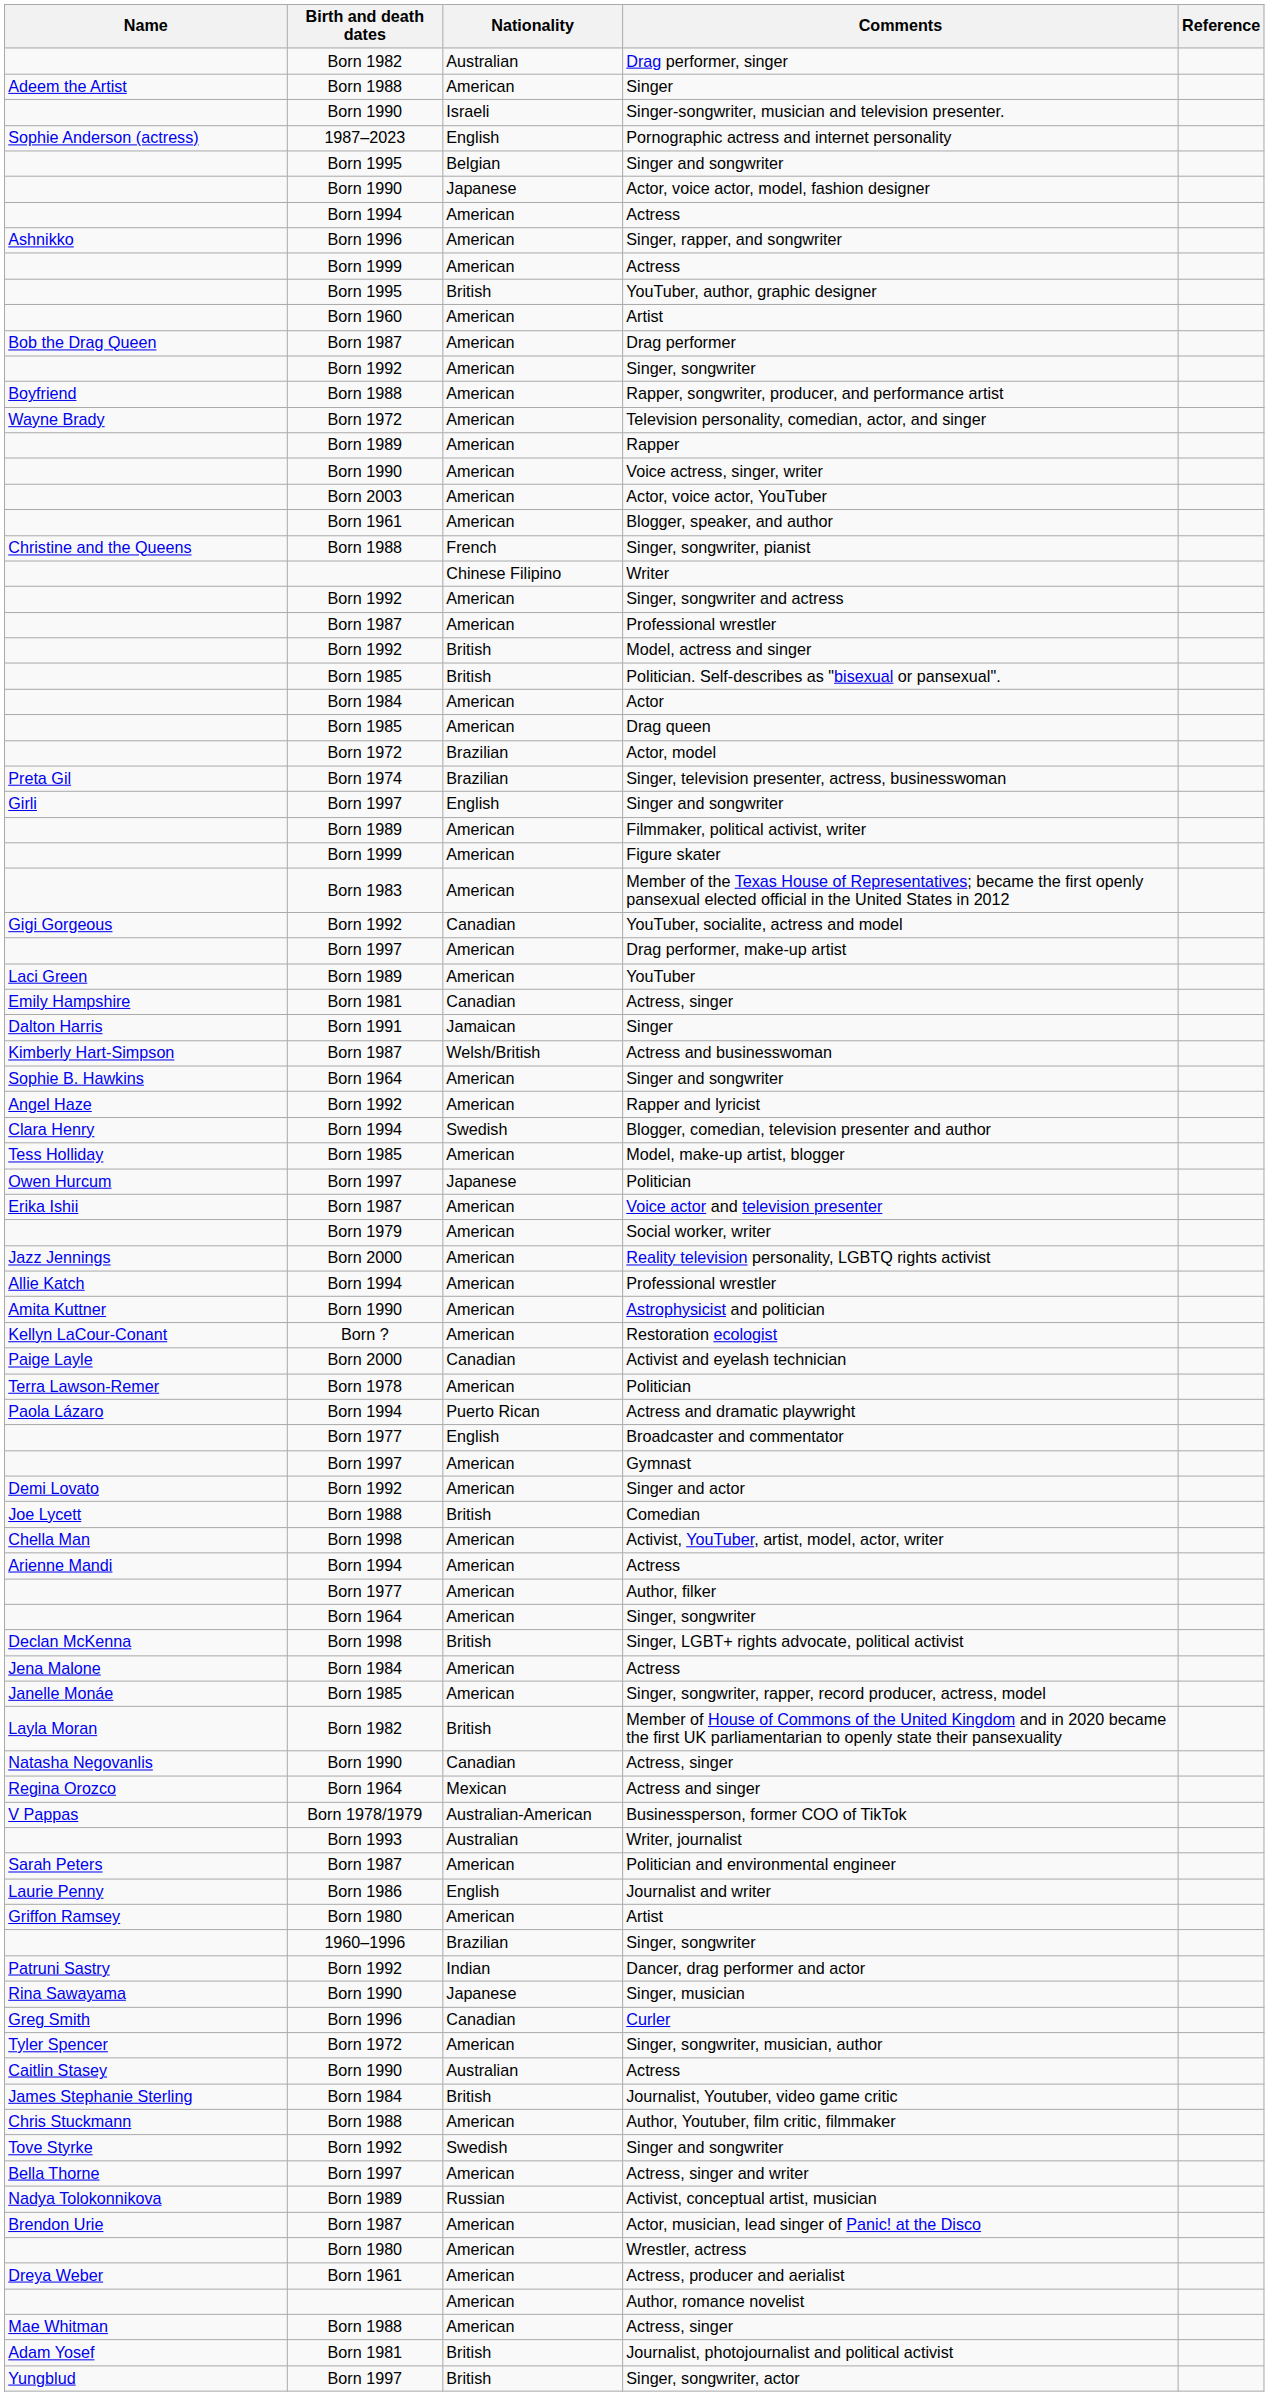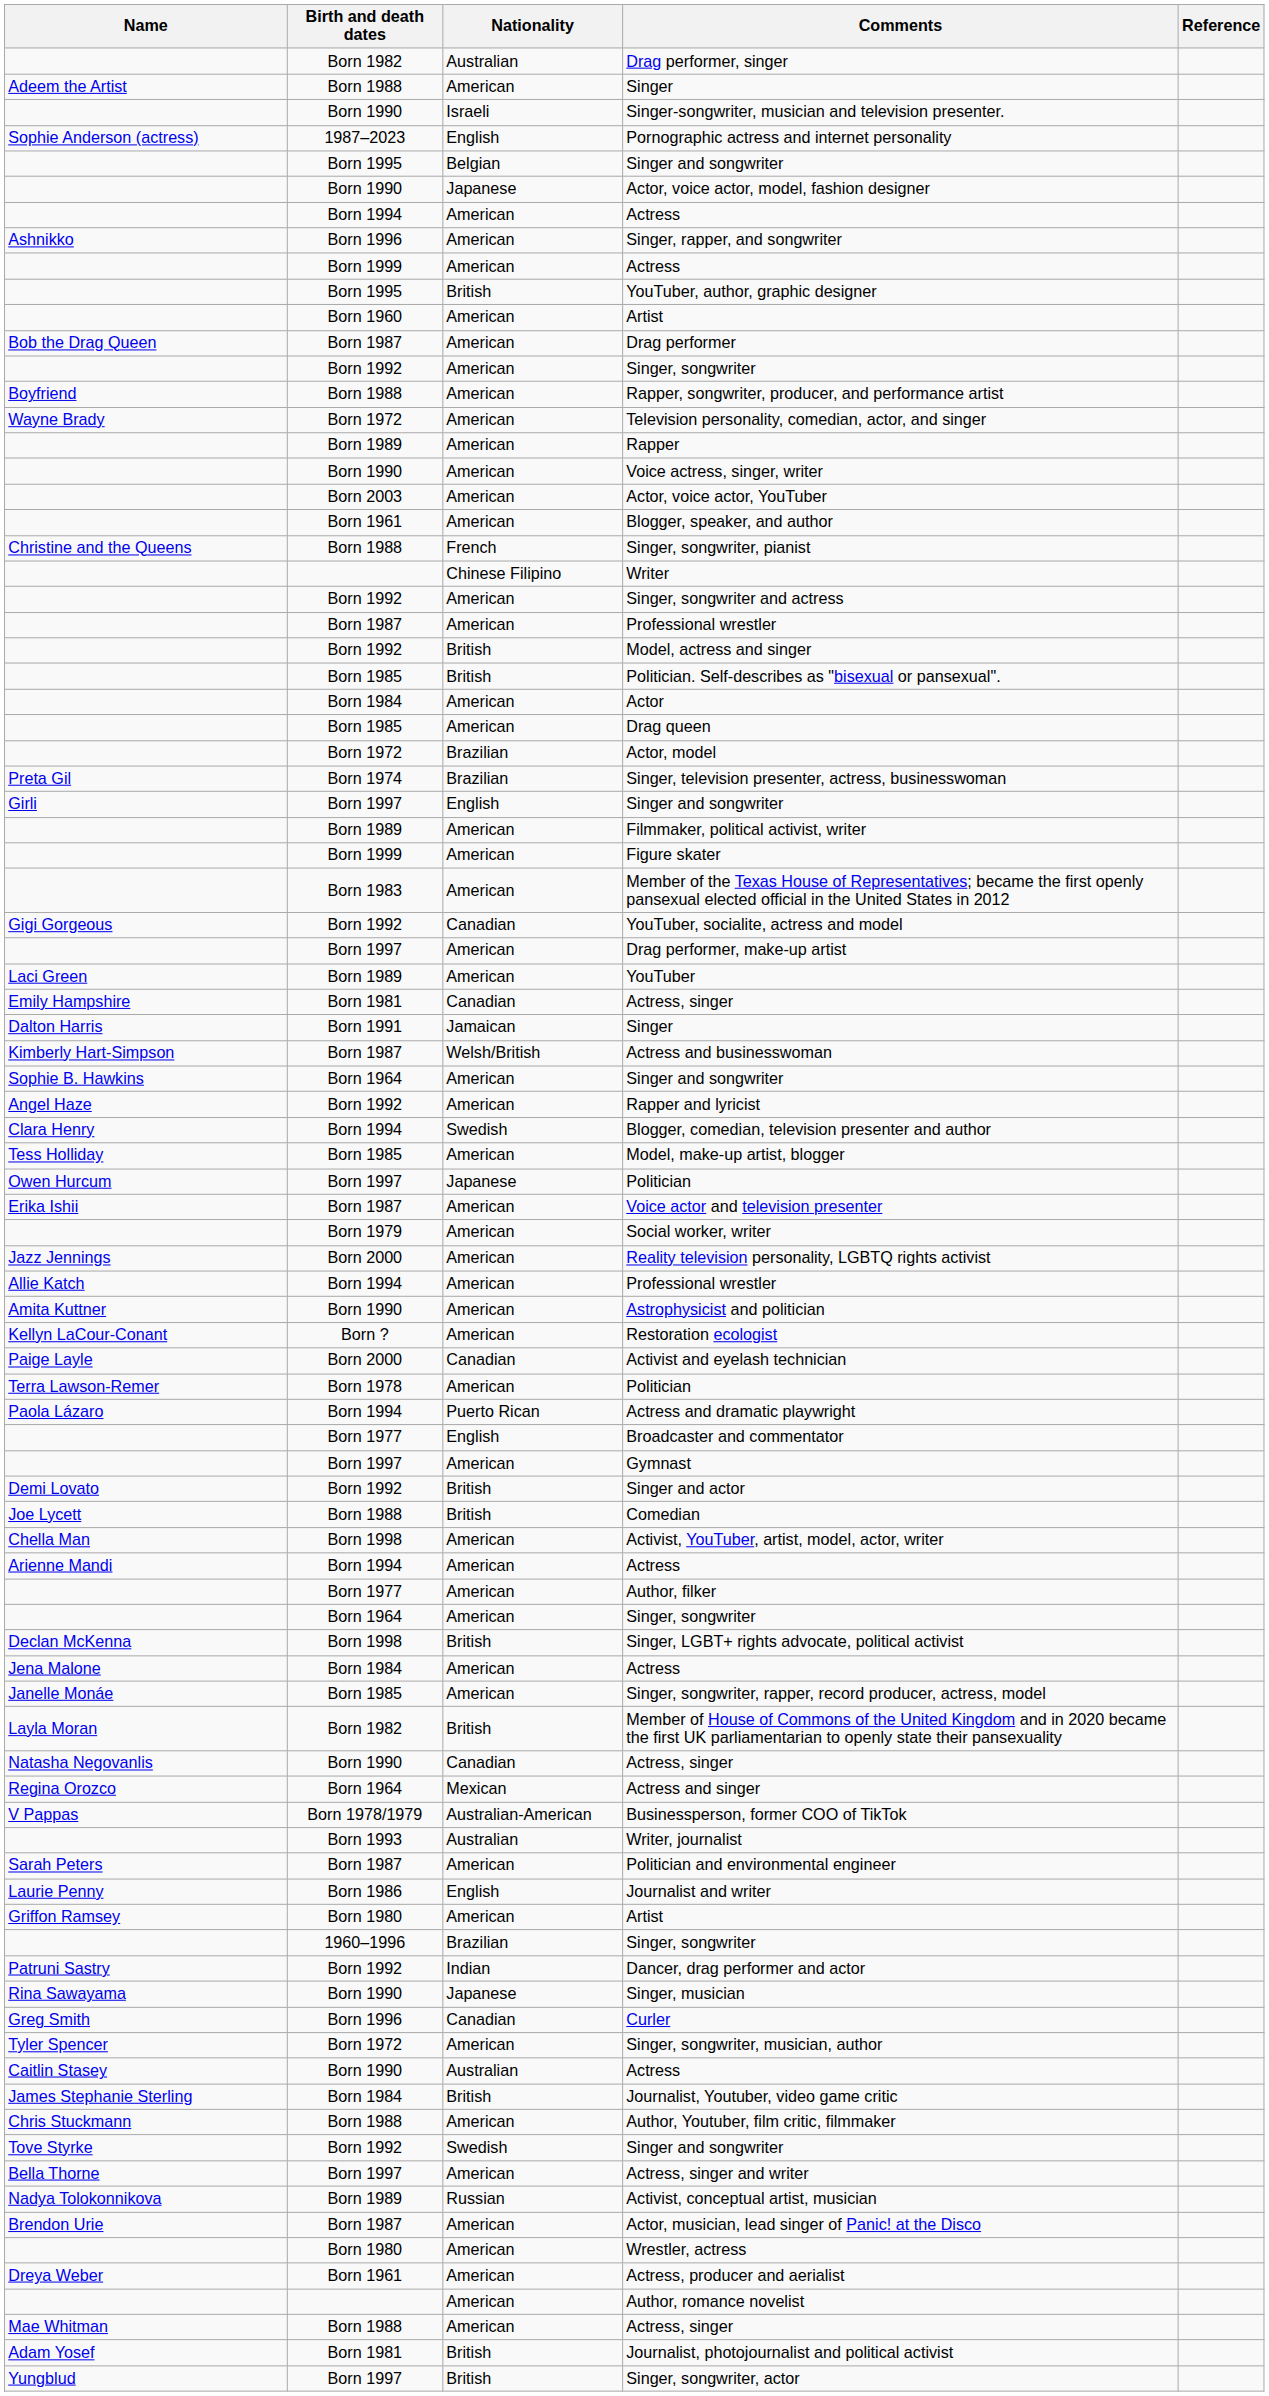(480, 1488) American -> (469, 1488) British
